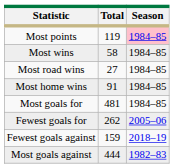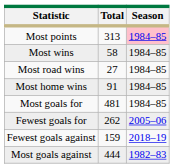(112, 36) 119 -> (112, 36) 313
